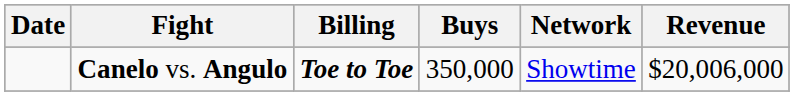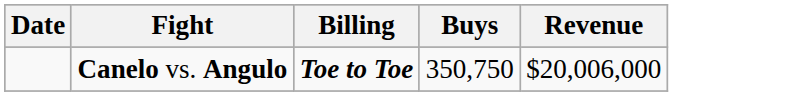- column: (581, 25)
(470, 68) 350,000 -> (470, 68) 350,750
